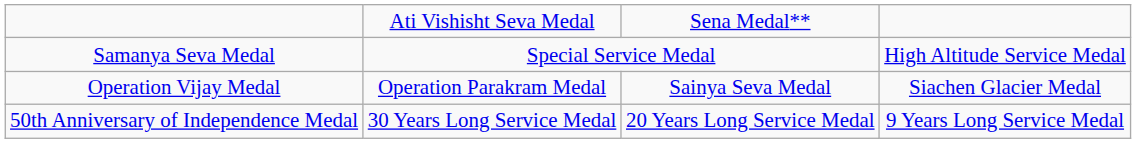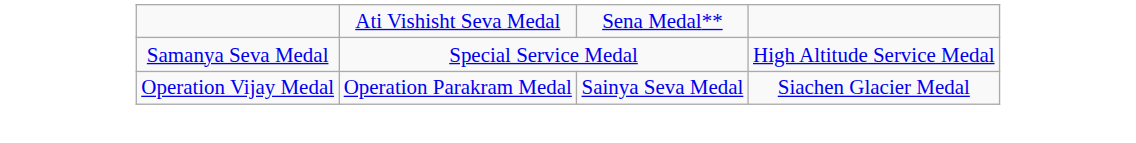- row: (184, 120)
